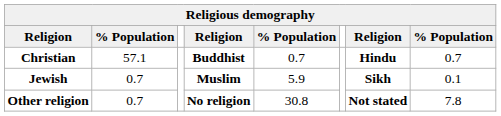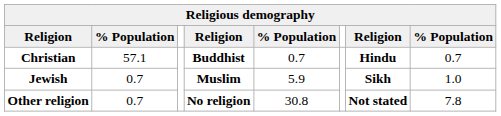(453, 79) 0.1 -> (453, 79) 1.0
